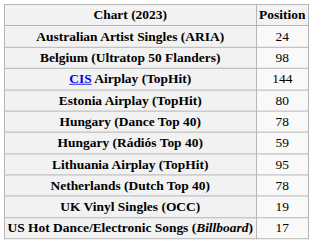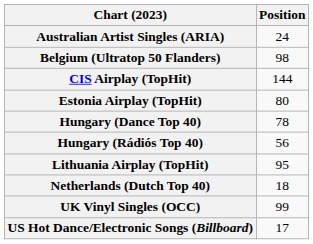(282, 143) 59 -> (282, 143) 56
(282, 185) 78 -> (282, 185) 18
(282, 206) 19 -> (282, 206) 99
